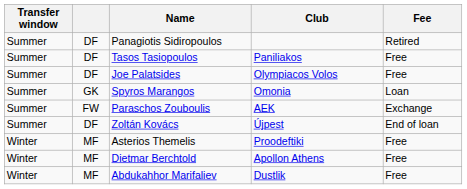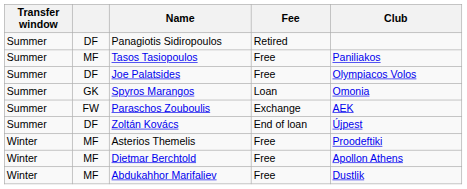columns swapped: (317, 18) <-> (422, 18)
(91, 58) DF -> (91, 58) MF
